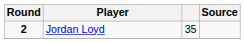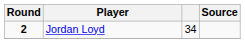(191, 30) 35 -> (191, 30) 34
